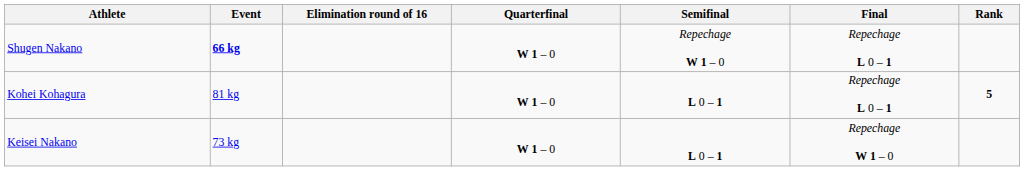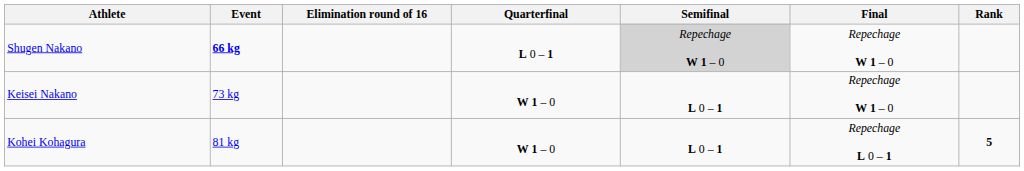(536, 55) W 1 – 0 -> (536, 55) L 0 – 1
(705, 48) no background -> (705, 48) lightgrey background
(874, 48) Repechage L 0 – 1 -> (874, 48) Repechage W 1 – 0
rows swapped: (42, 142) <-> (46, 95)
